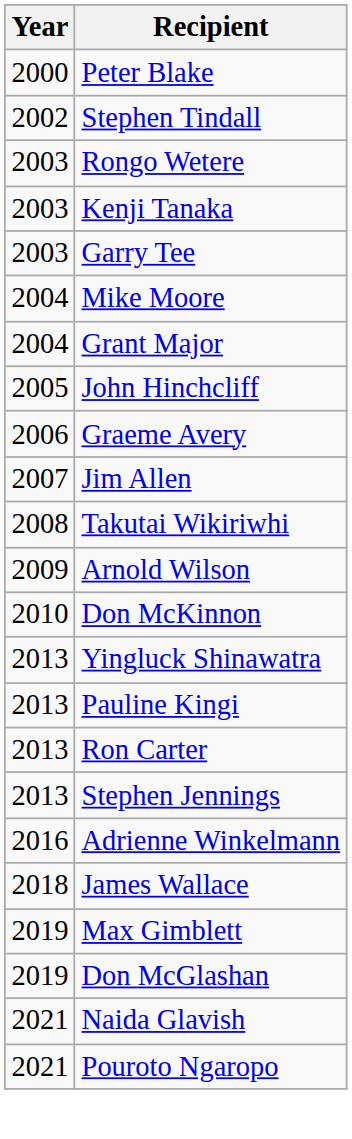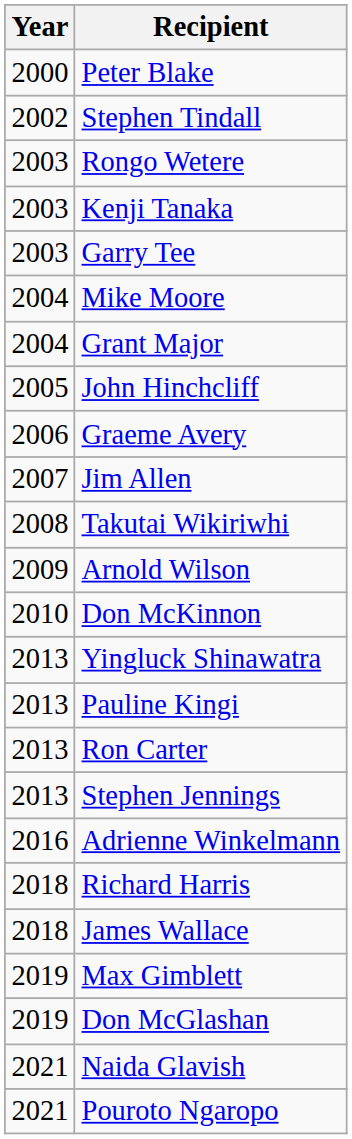+ row: (166, 885)
